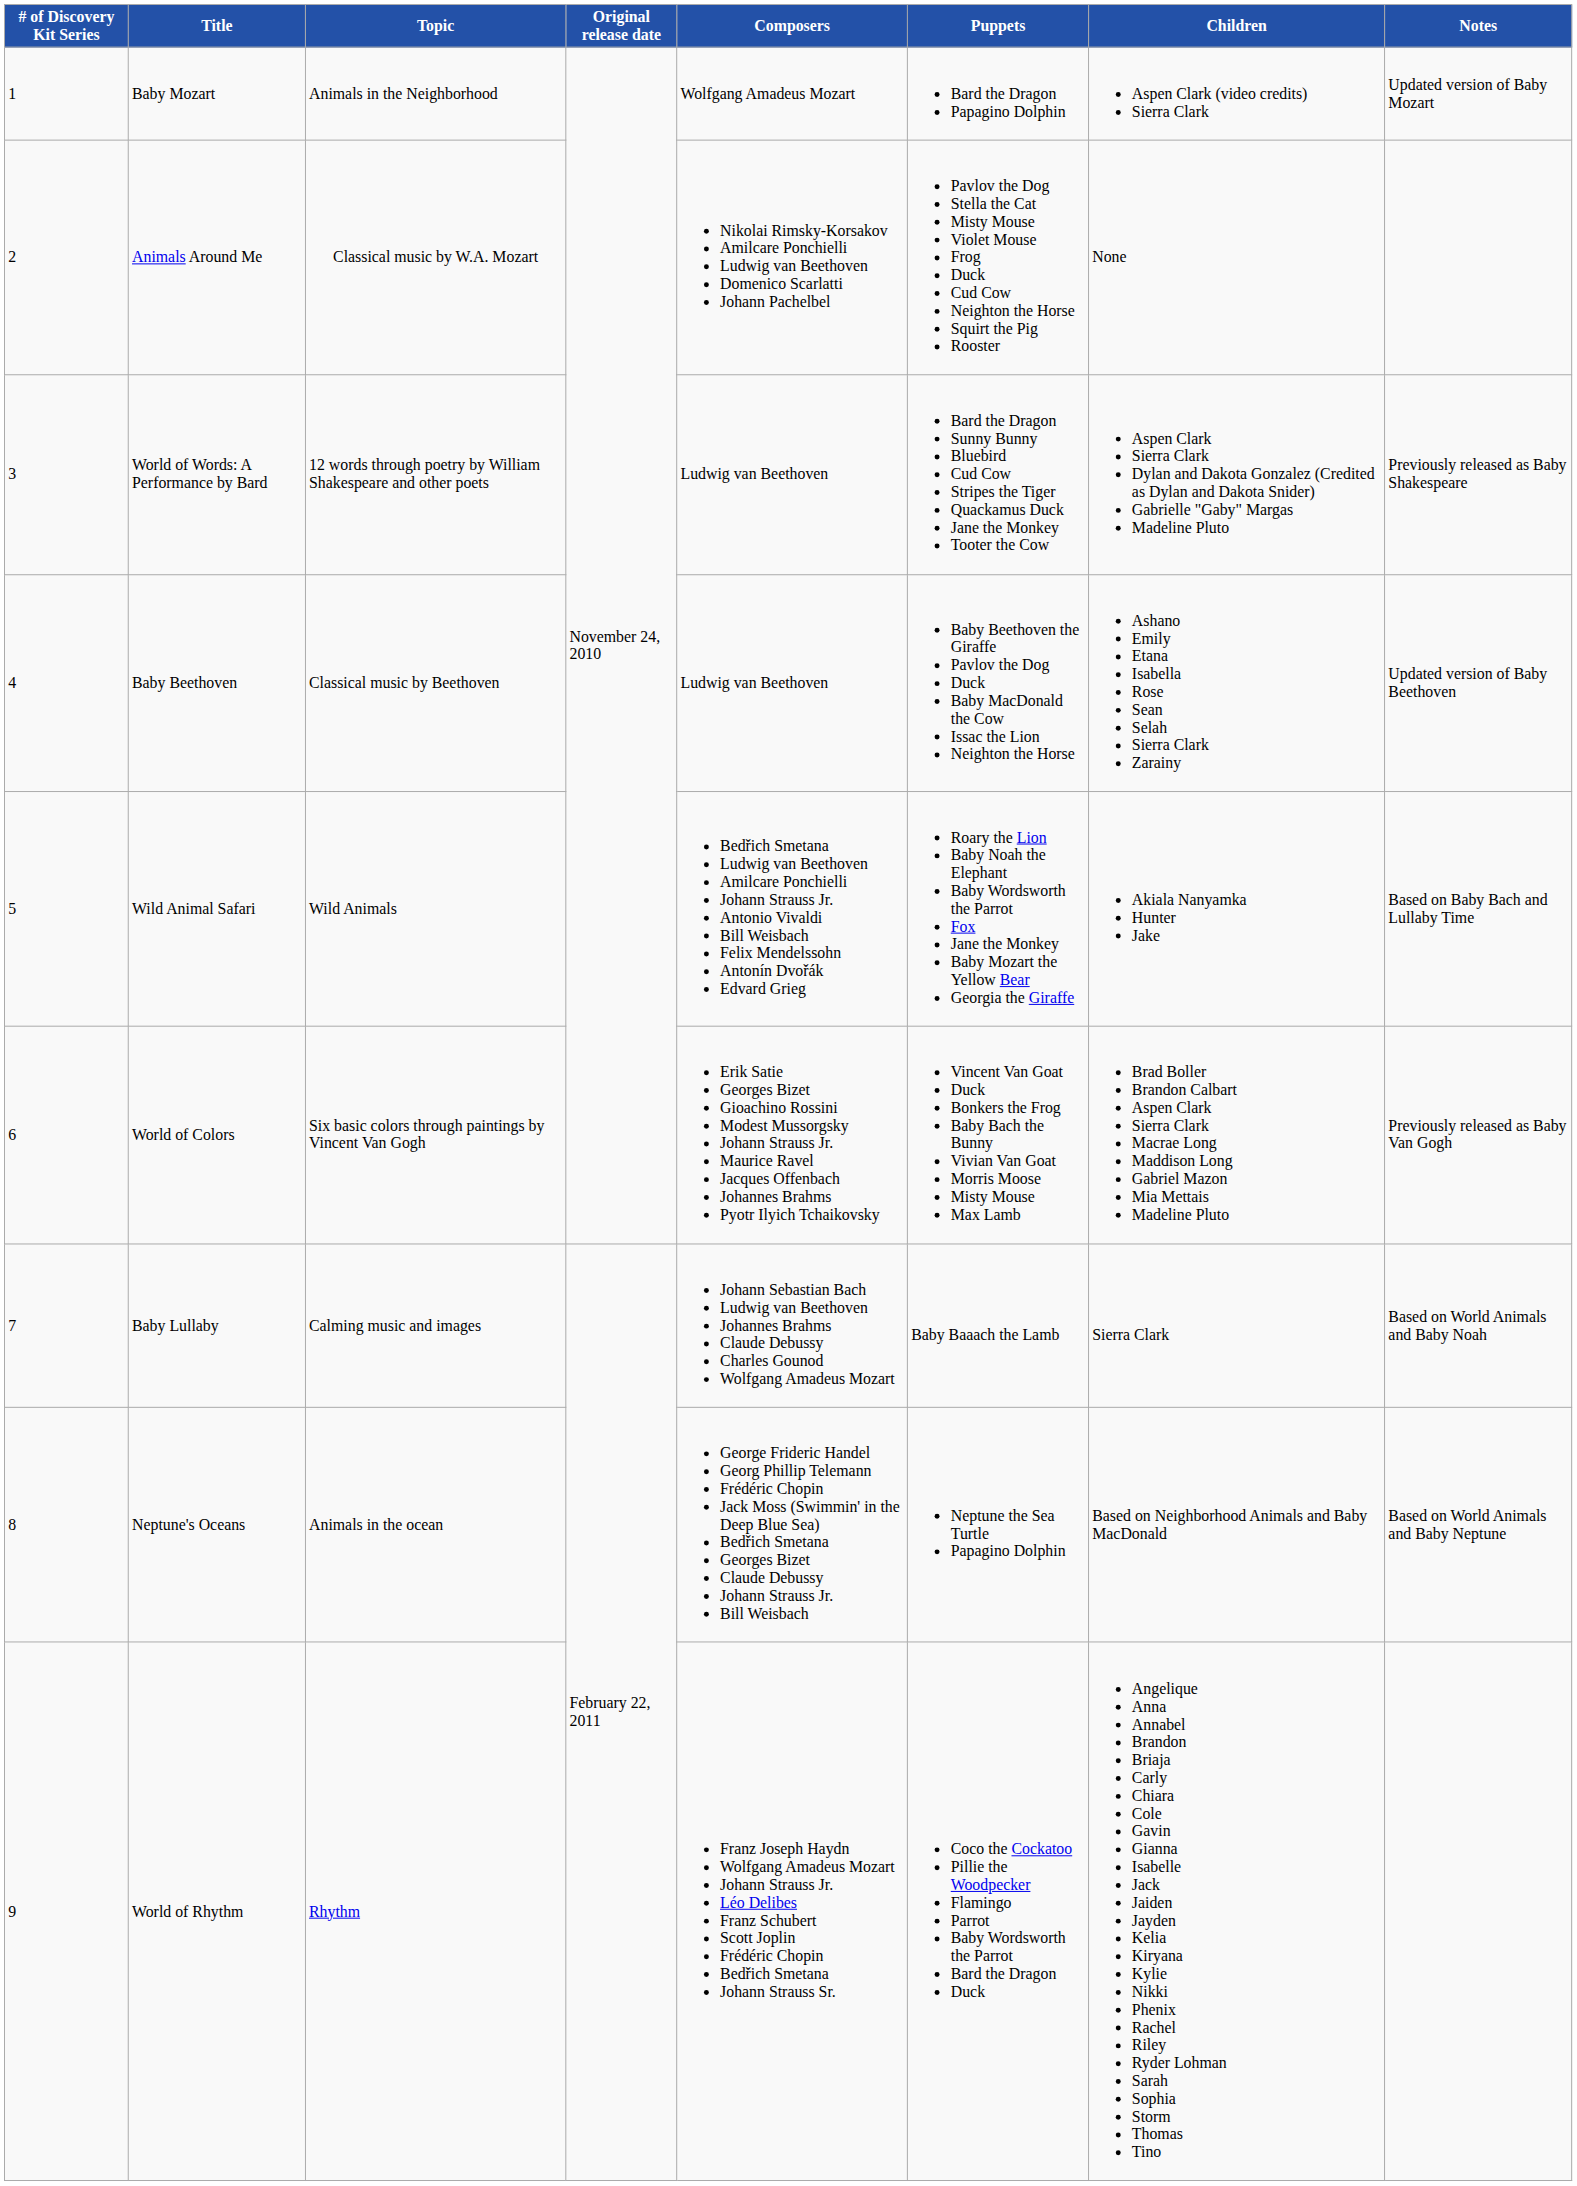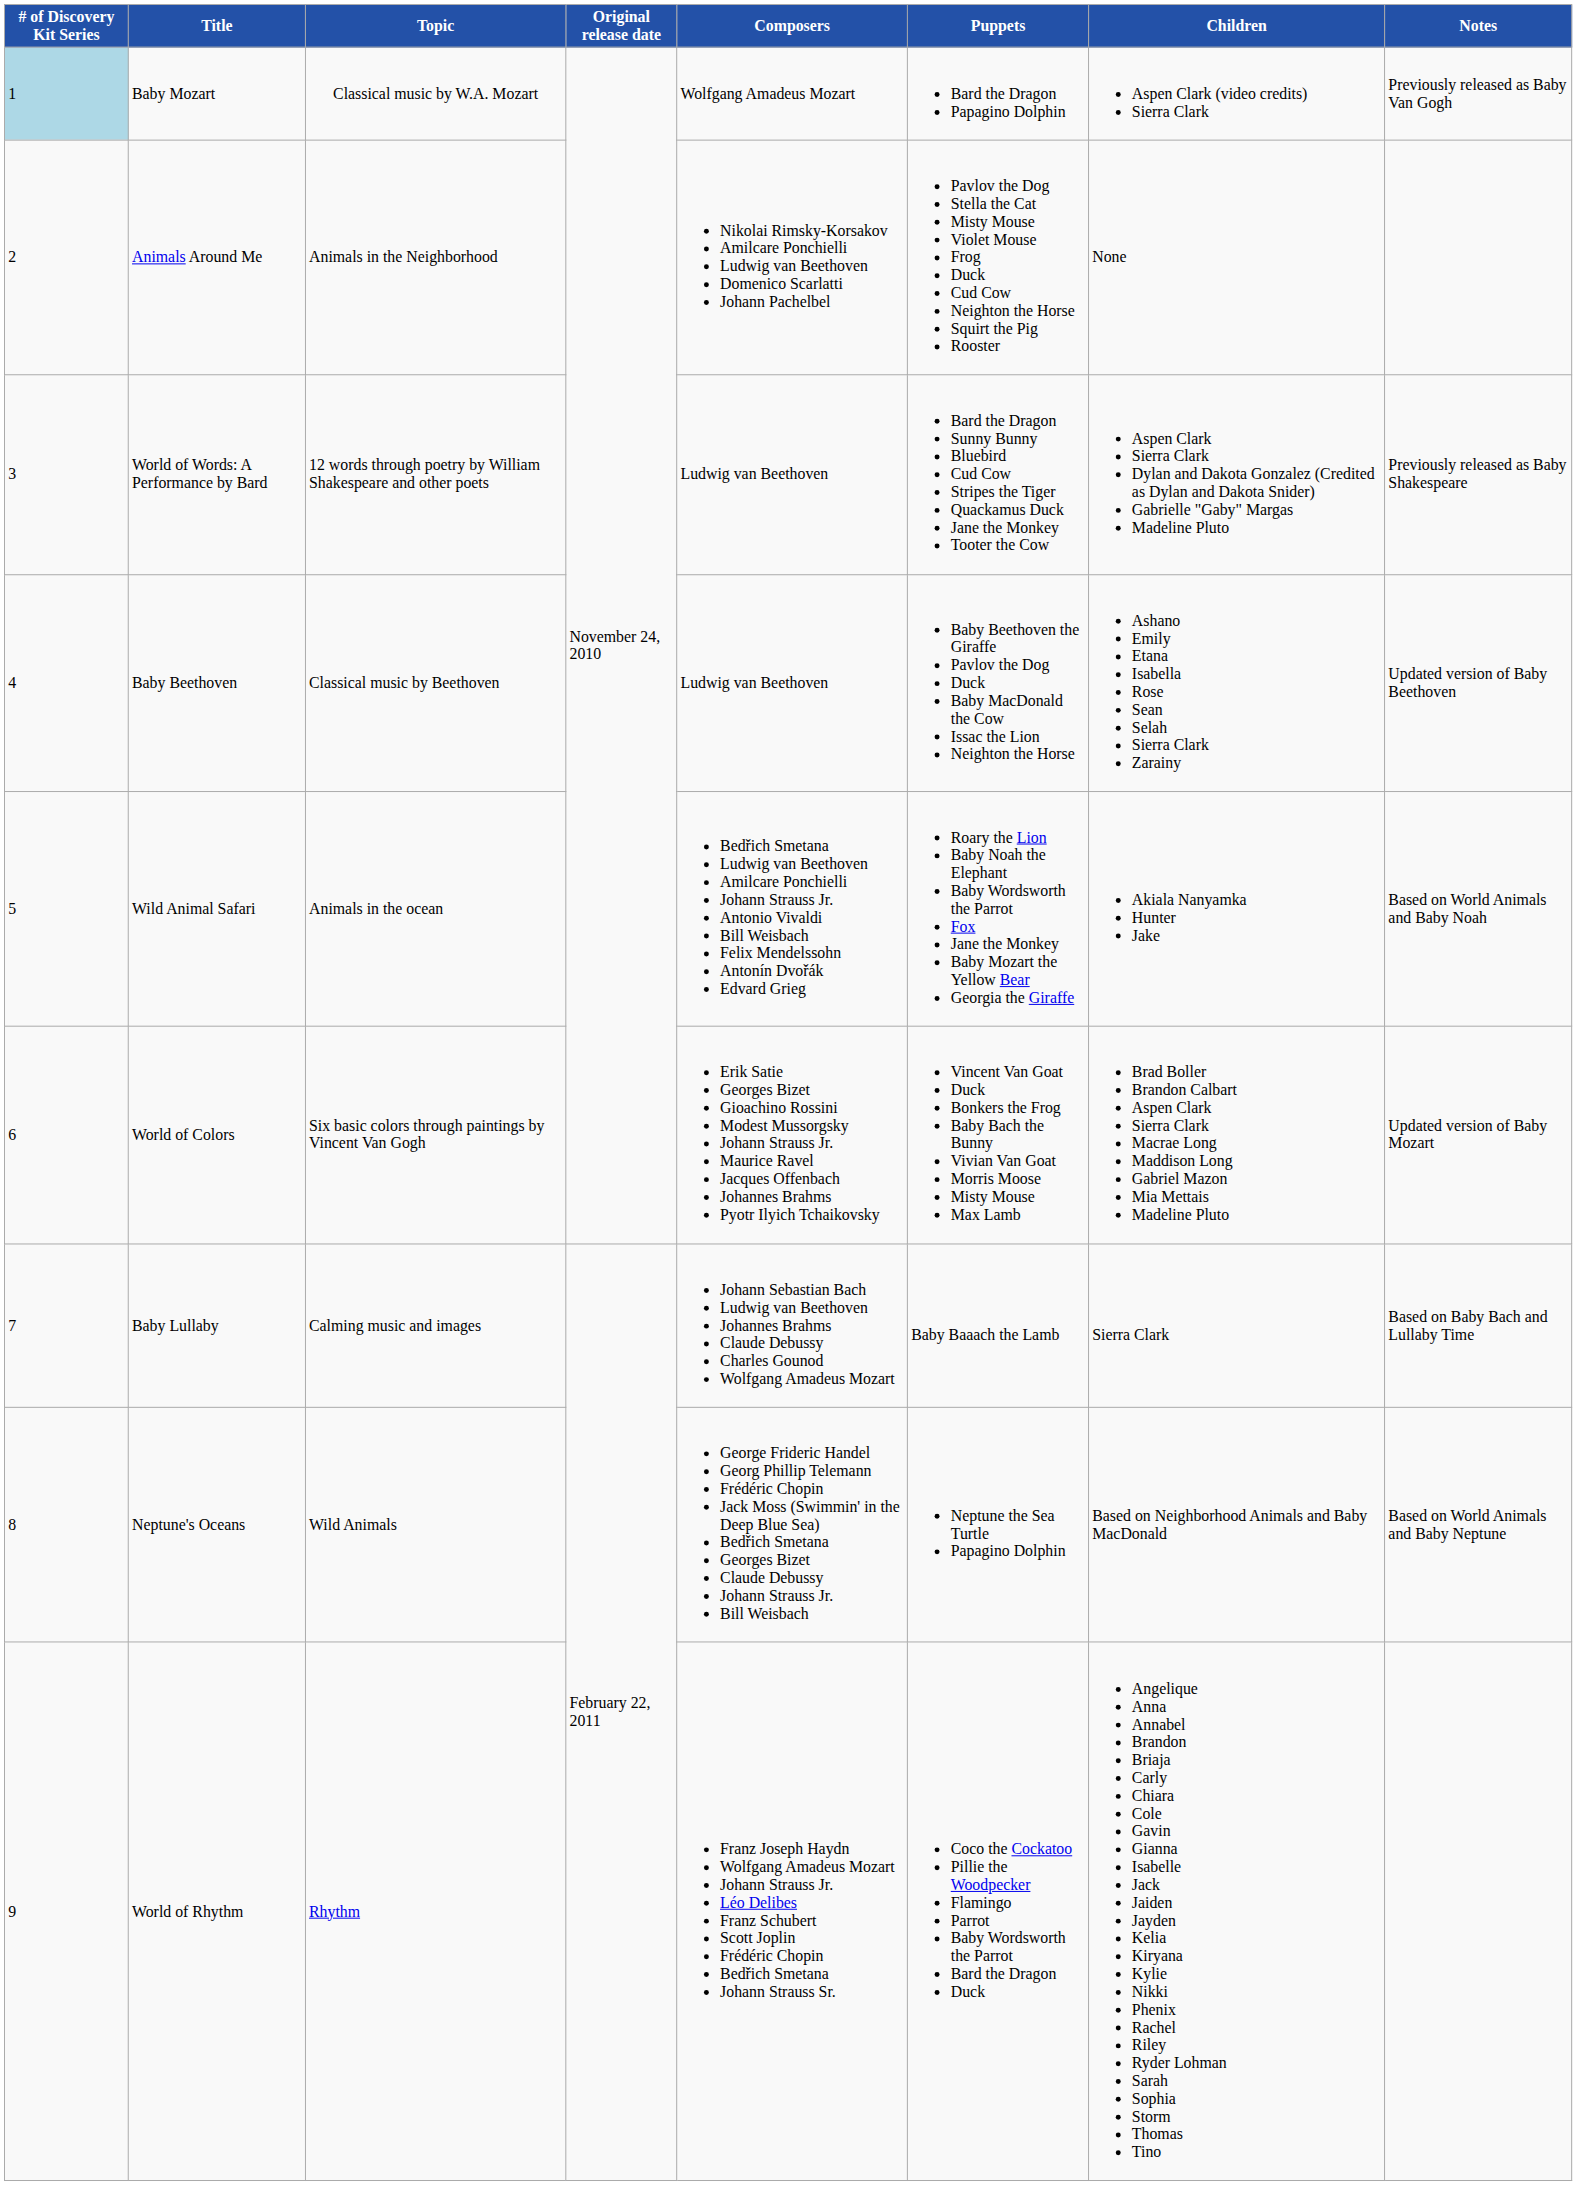(12, 93) no background -> (12, 93) lightblue background
(403, 93) Animals in the Neighborhood -> (436, 93) Classical music by W.A. Mozart
(1468, 93) Updated version of Baby Mozart -> (1477, 93) Previously released as Baby Van Gogh
(436, 257) Classical music by W.A. Mozart -> (403, 257) Animals in the Neighborhood
(353, 908) Wild Animals -> (376, 908) Animals in the ocean
(1468, 908) Based on Baby Bach and Lullaby Time -> (1467, 908) Based on World Animals and Baby Noah
(1477, 1135) Previously released as Baby Van Gogh -> (1468, 1135) Updated version of Baby Mozart
(1467, 1325) Based on World Animals and Baby Noah -> (1468, 1325) Based on Baby Bach and Lullaby Time
(376, 1524) Animals in the ocean -> (353, 1524) Wild Animals
